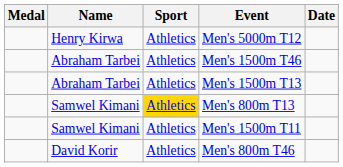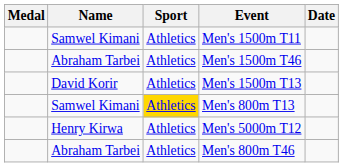rows swapped: (251, 128) <-> (252, 38)
(96, 83) Abraham Tarbei -> (84, 83) David Korir
(84, 151) David Korir -> (96, 151) Abraham Tarbei
